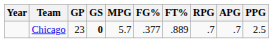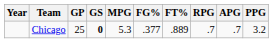(79, 29) 23 -> (79, 29) 25
(125, 29) 5.7 -> (125, 29) 5.3
(259, 29) 2.5 -> (259, 29) 3.2
